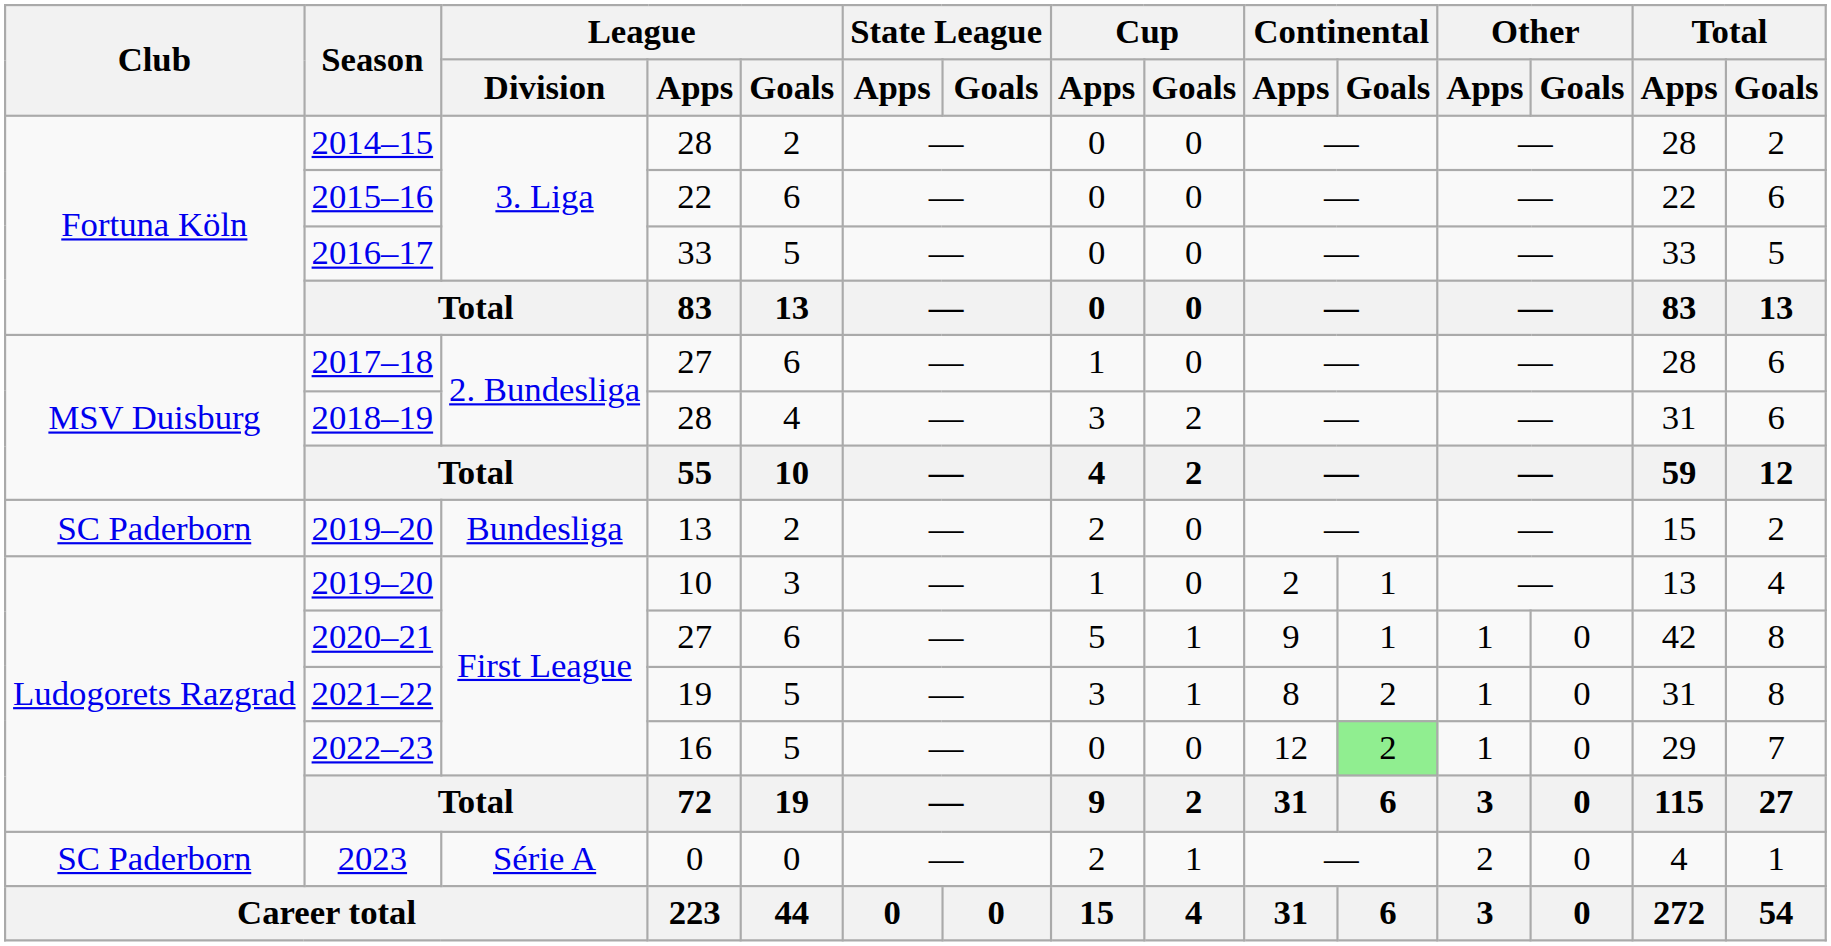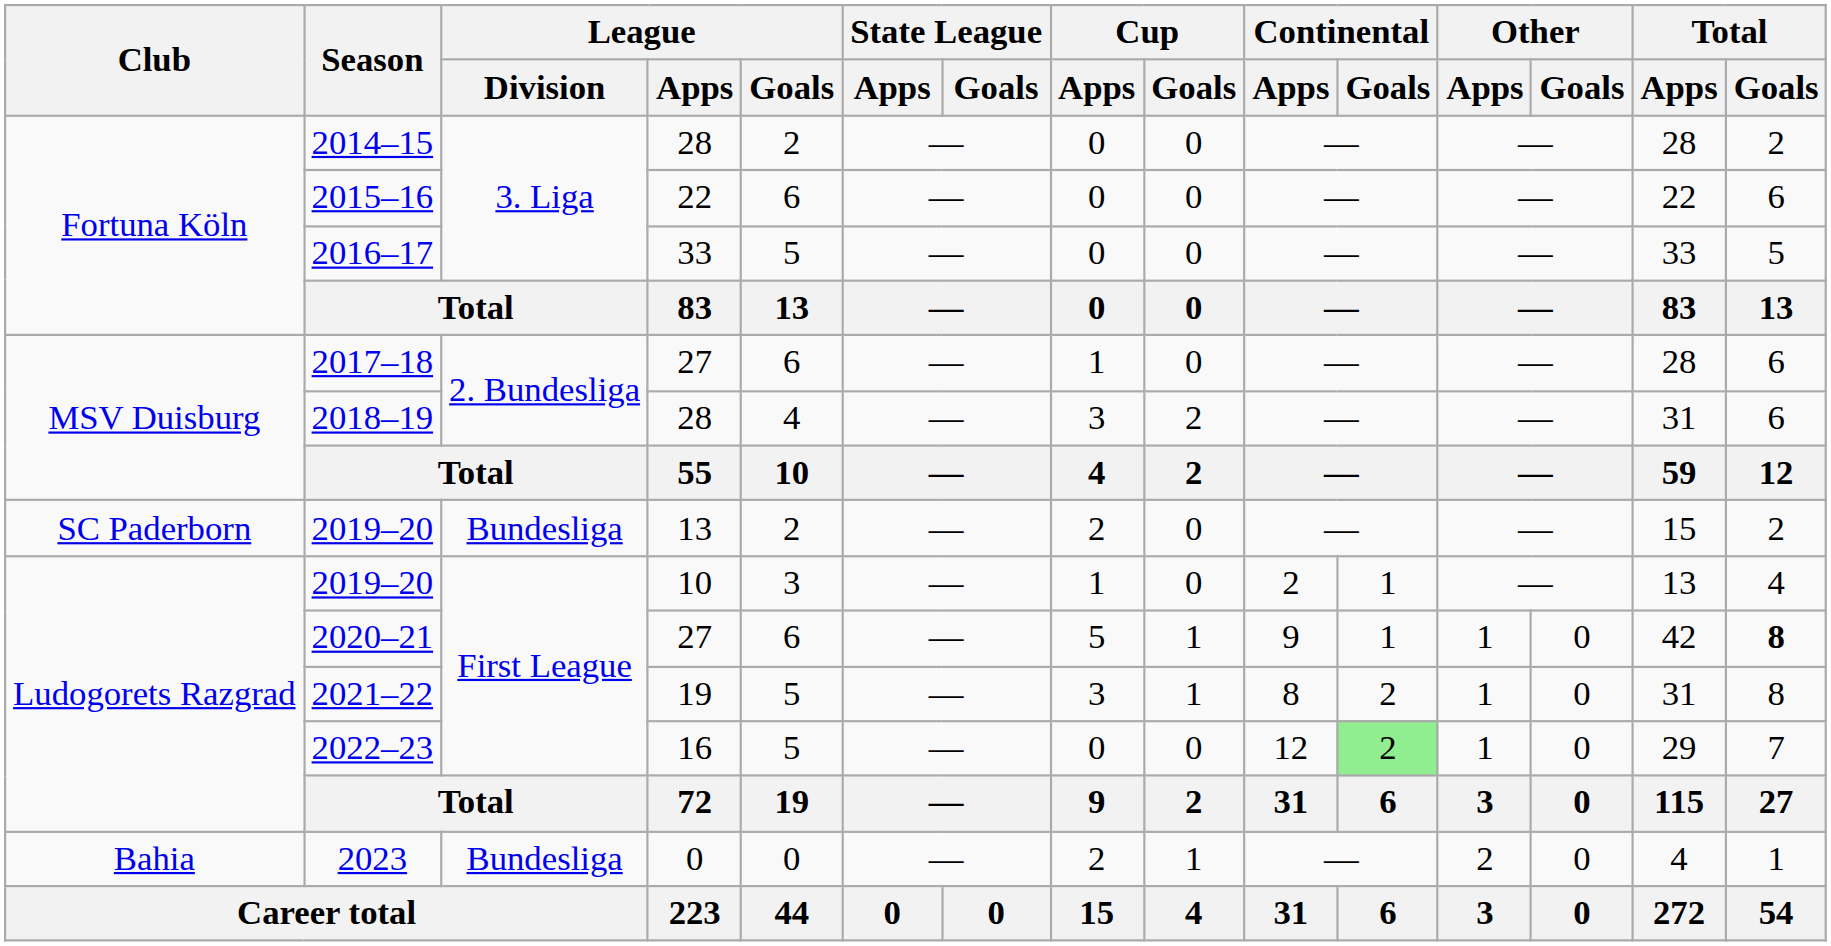(1776, 637) normal -> (1776, 637) bold
(154, 857) SC Paderborn -> (154, 857) Bahia
(545, 857) Série A -> (545, 857) Bundesliga
